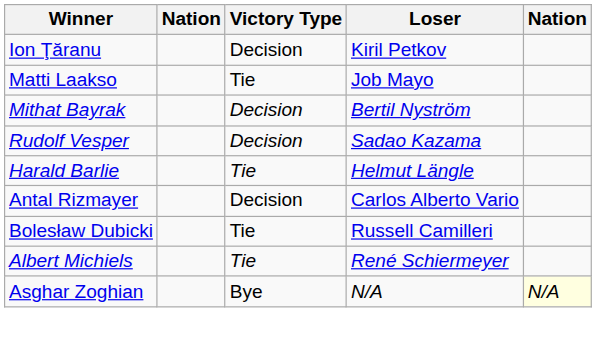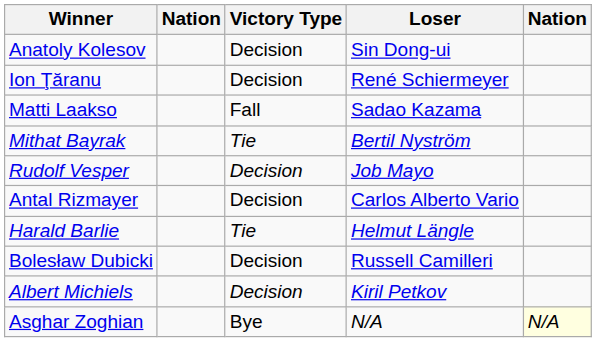+ row: (77, 49)
(399, 49) Kiril Petkov -> (430, 79) René Schiermeyer
(243, 79) Tie -> (245, 110) Fall
(392, 79) Job Mayo -> (416, 110) Sadao Kazama
(266, 110) Decision -> (243, 140) Tie
(416, 140) Sadao Kazama -> (392, 170) Job Mayo
rows swapped: (74, 200) <-> (64, 170)
(243, 230) Tie -> (266, 261) Decision
(243, 261) Tie -> (266, 291) Decision
(430, 261) René Schiermeyer -> (399, 291) Kiril Petkov
